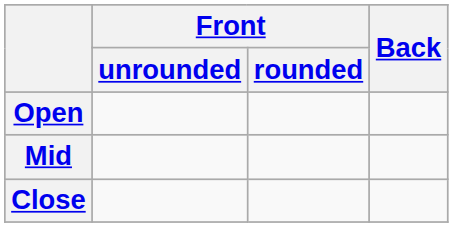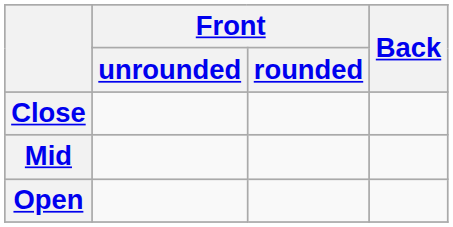rows swapped: (48, 199) <-> (48, 112)
